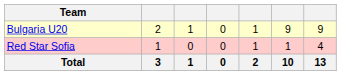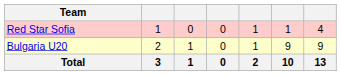rows swapped: (37, 29) <-> (41, 46)
